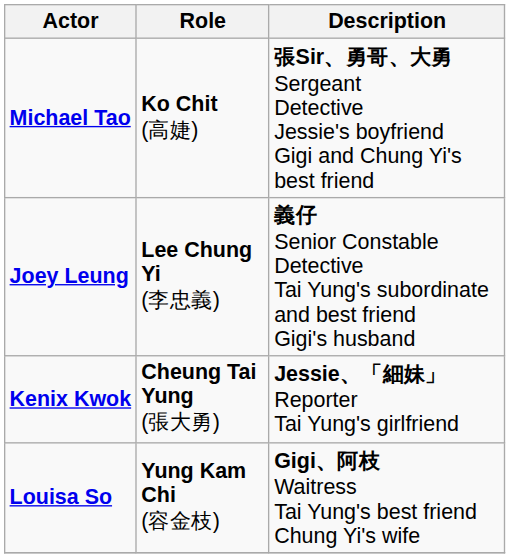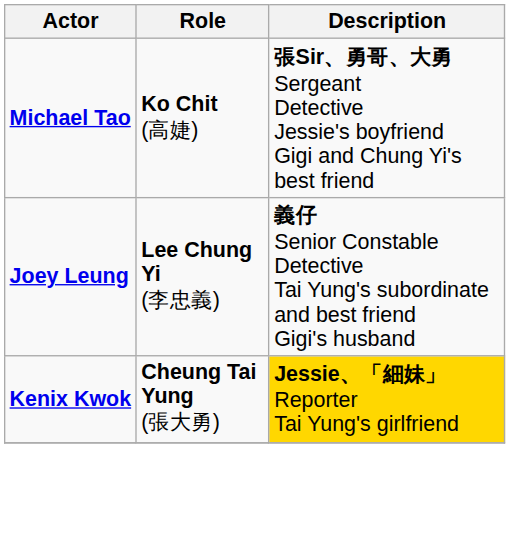(367, 399) no background -> (367, 399) gold background
- row: (61, 497)
